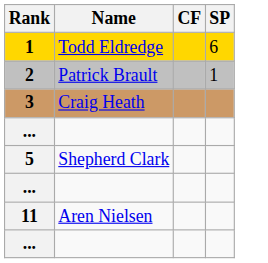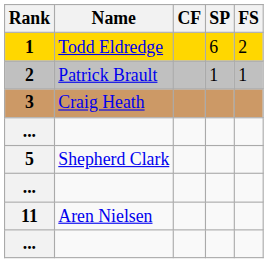+ column: (249, 18)
